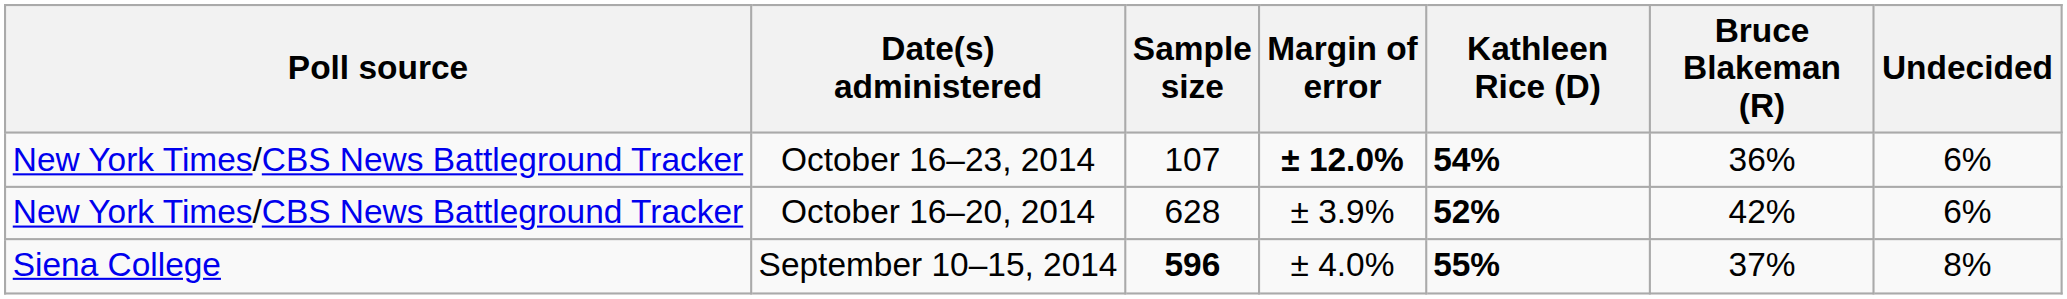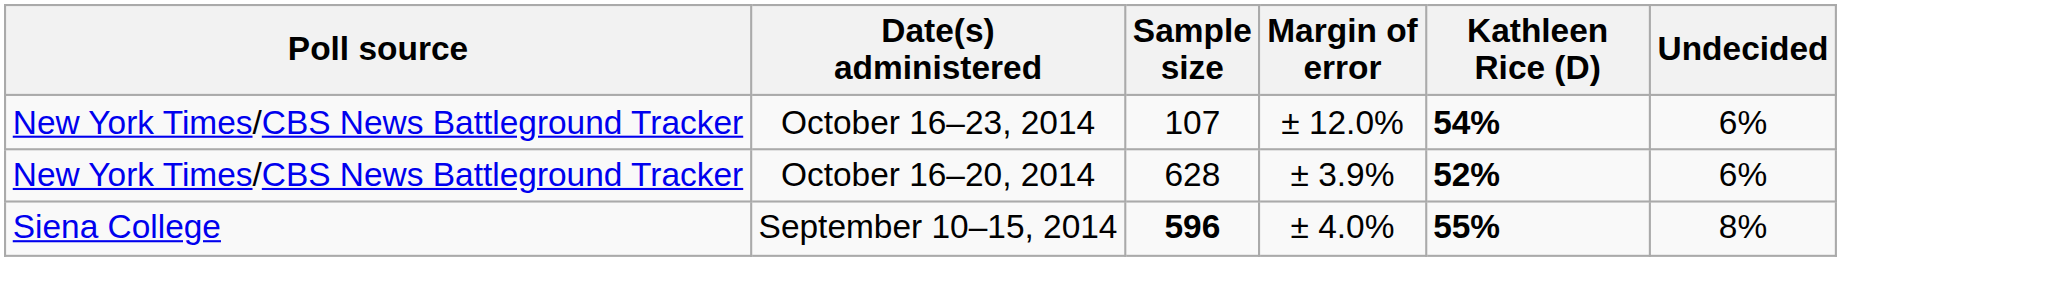- column: (1762, 68)
(1342, 159) bold -> (1342, 121) normal
